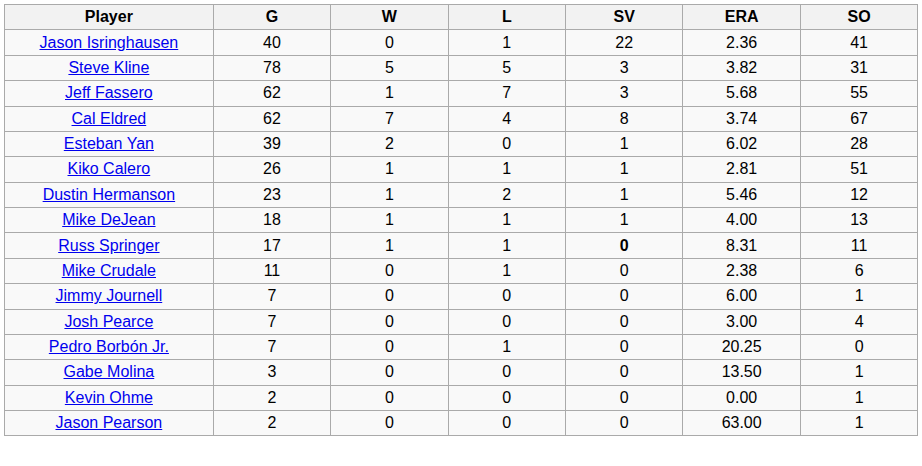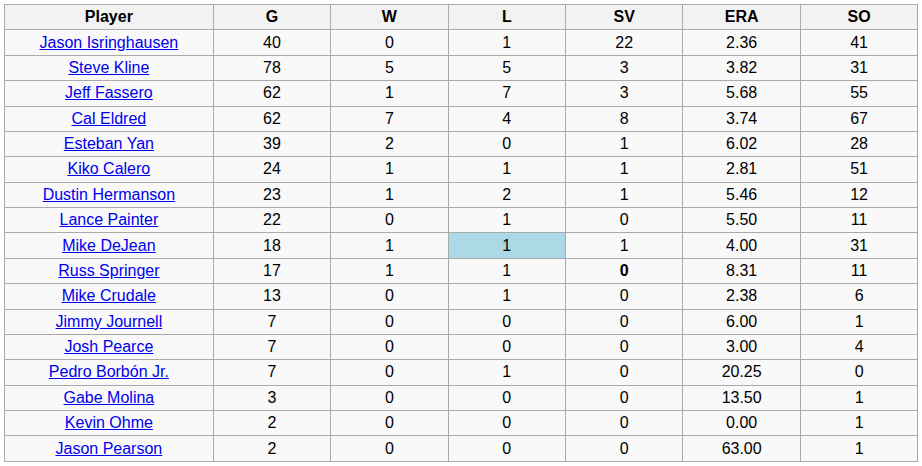(272, 169) 26 -> (272, 169) 24
+ row: (109, 220)
(507, 220) no background -> (507, 245) lightblue background
(859, 220) 13 -> (859, 245) 31
(272, 270) 11 -> (272, 296) 13
